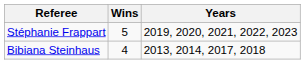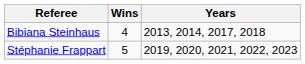rows swapped: (56, 31) <-> (53, 50)
